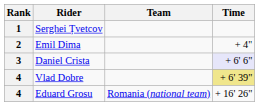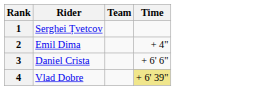(239, 61) lavender background -> (155, 61) no background
- row: (64, 93)
